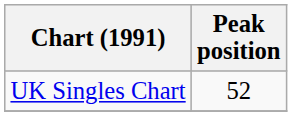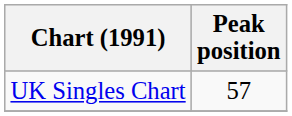(239, 90) 52 -> (239, 90) 57
